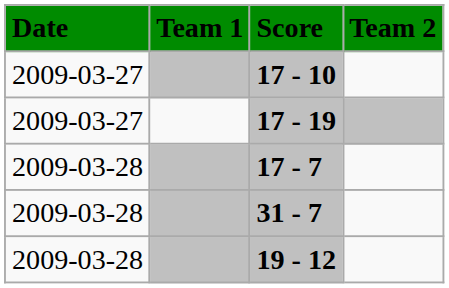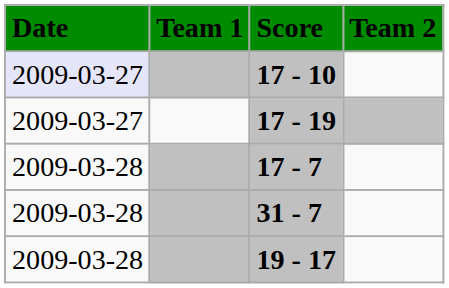(78, 74) no background -> (78, 74) lavender background
+ row: (296, 259)
- row: (296, 259)
